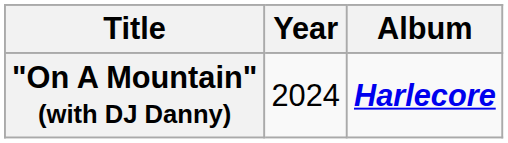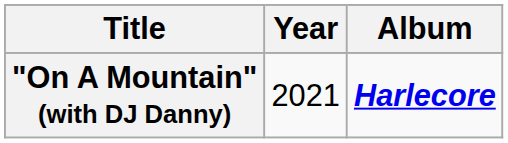(306, 94) 2024 -> (306, 94) 2021
